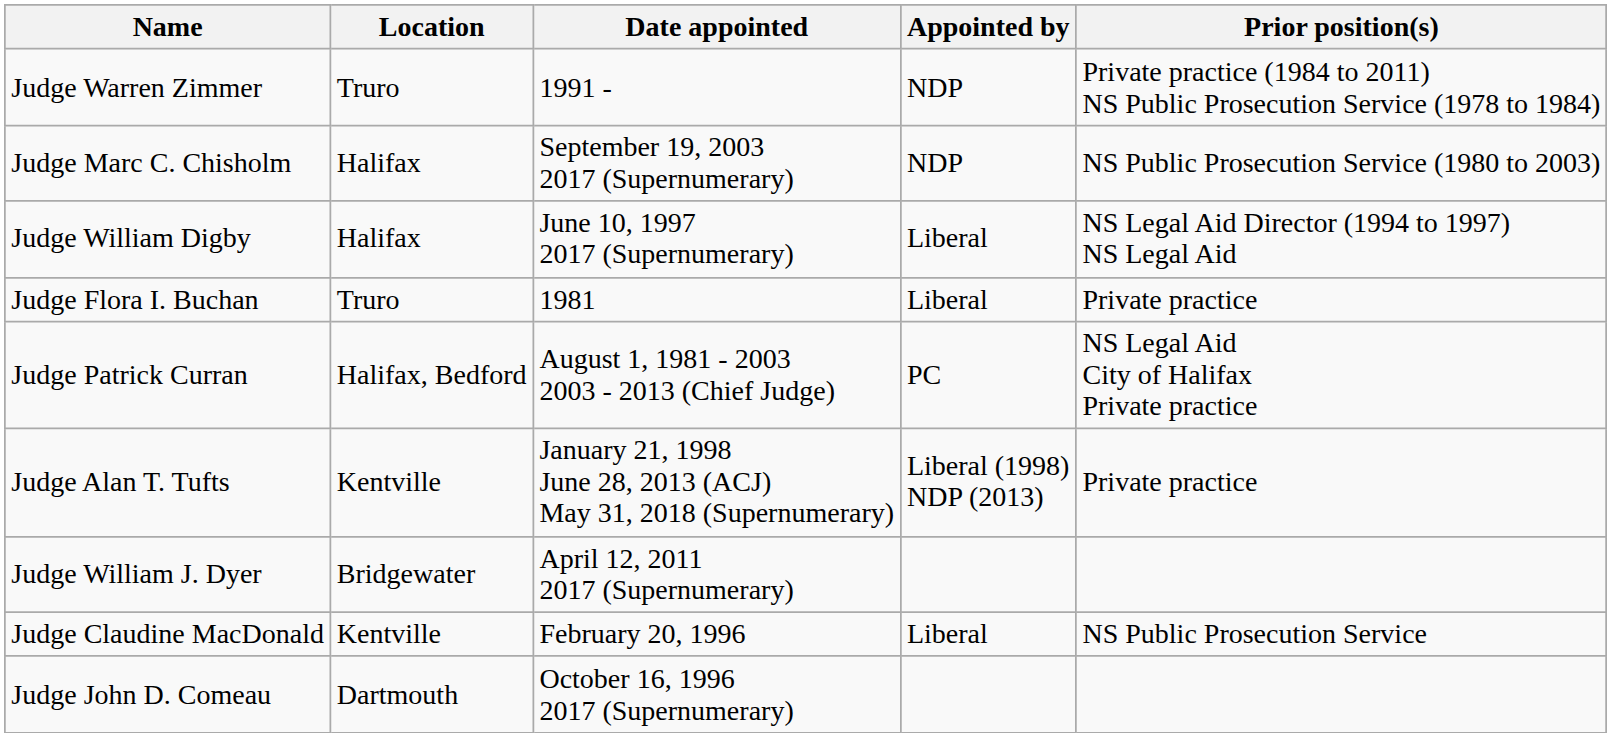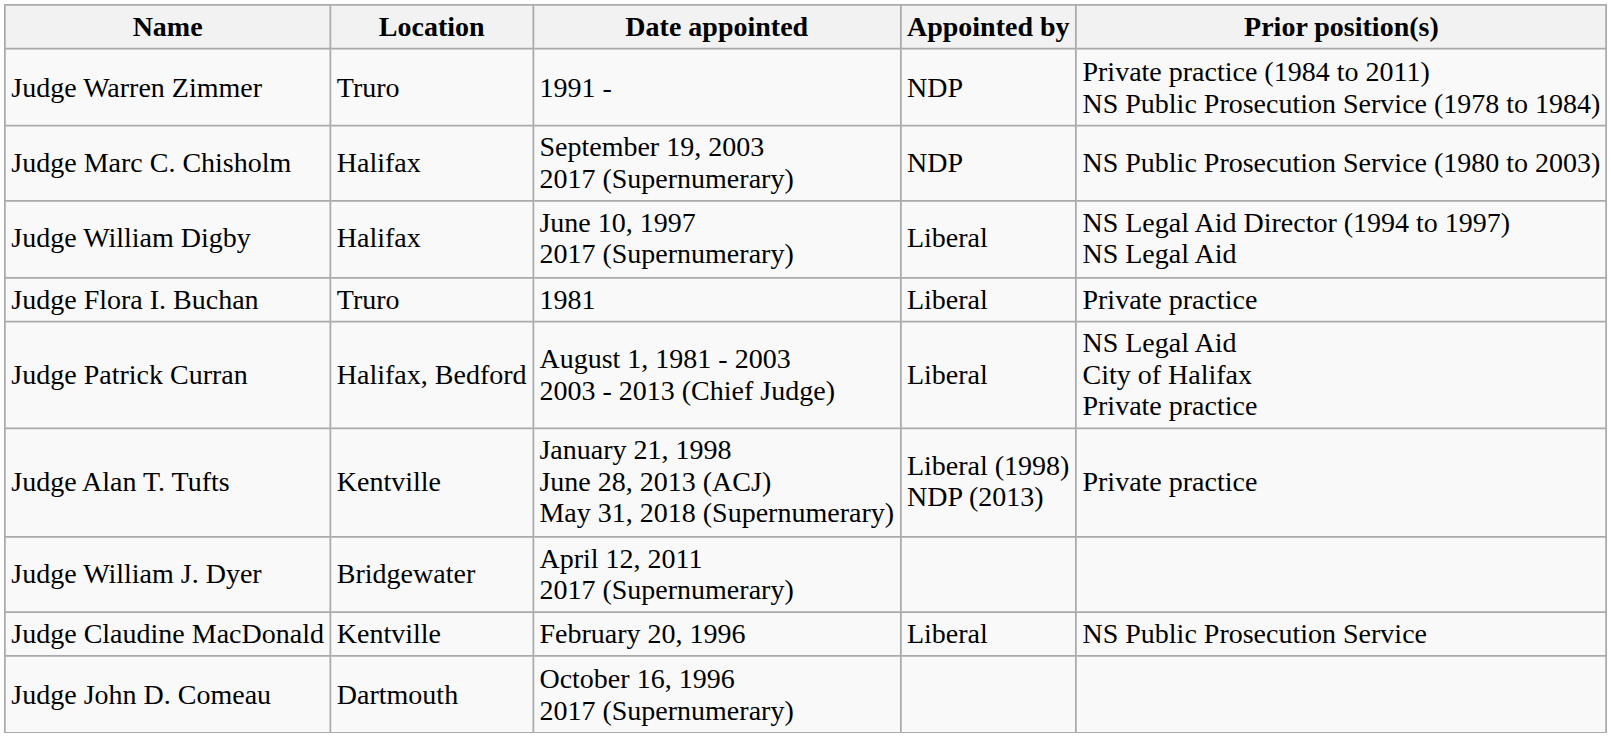(924, 374) PC -> (947, 374) Liberal
